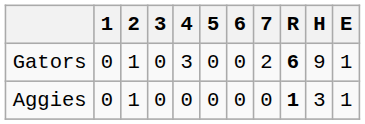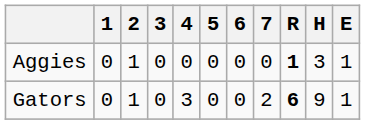rows swapped: (50, 62) <-> (50, 100)
